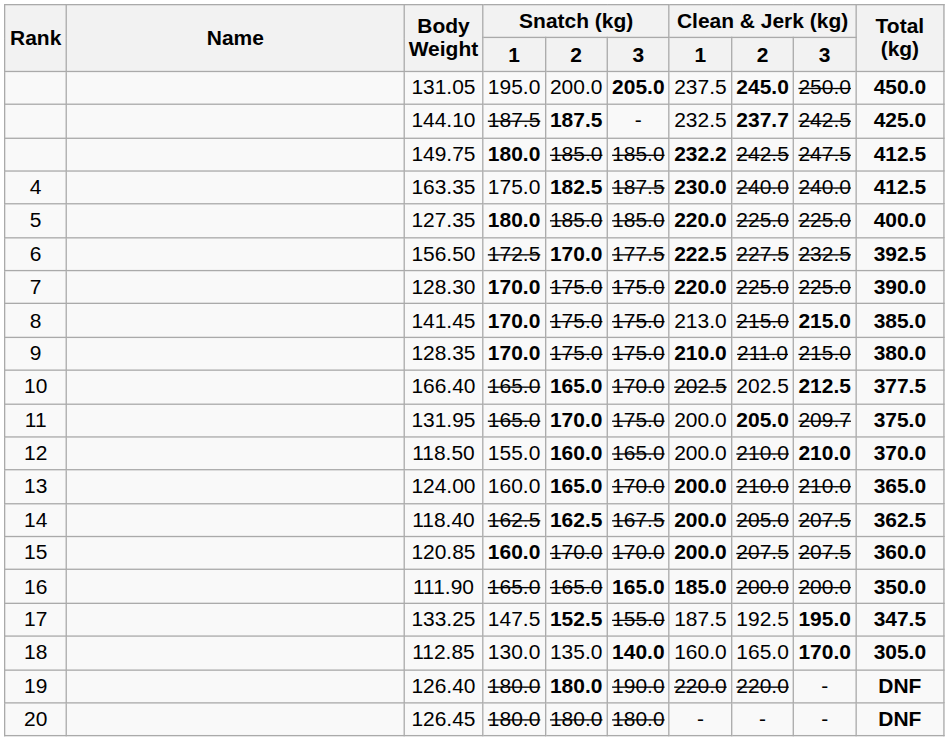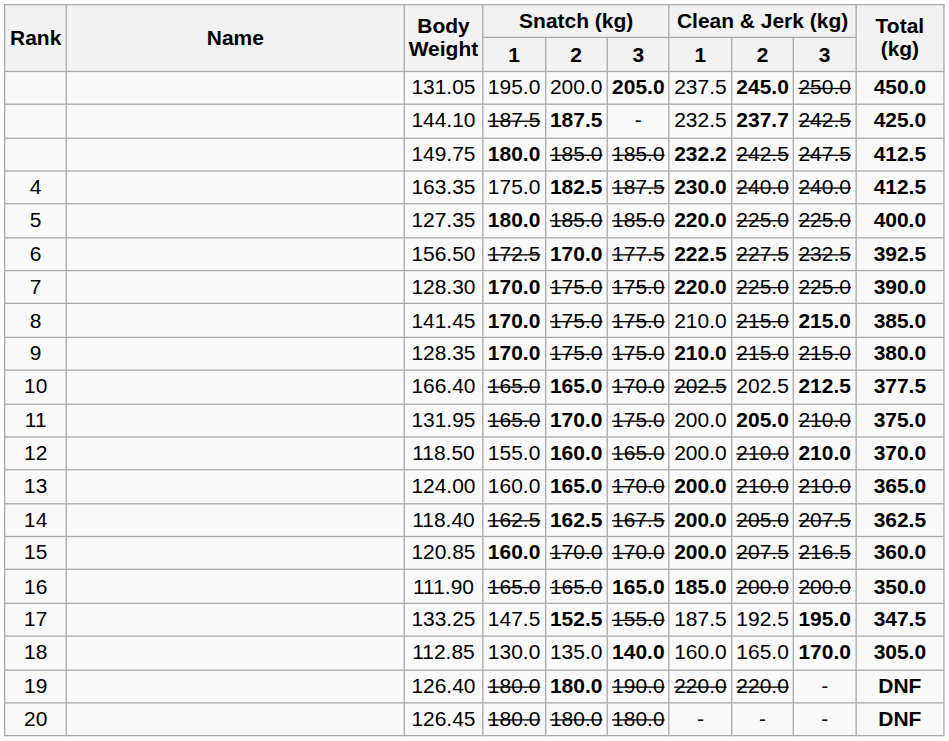(700, 320) 213.0 -> (700, 320) 210.0
(763, 353) 211.0 -> (763, 353) 215.0
(825, 420) 209.7 -> (825, 420) 210.0
(825, 552) 207.5 -> (825, 552) 216.5
